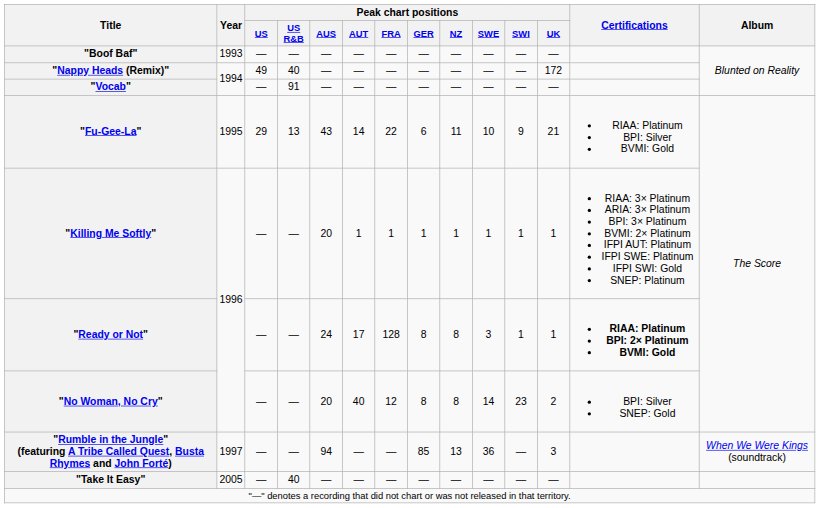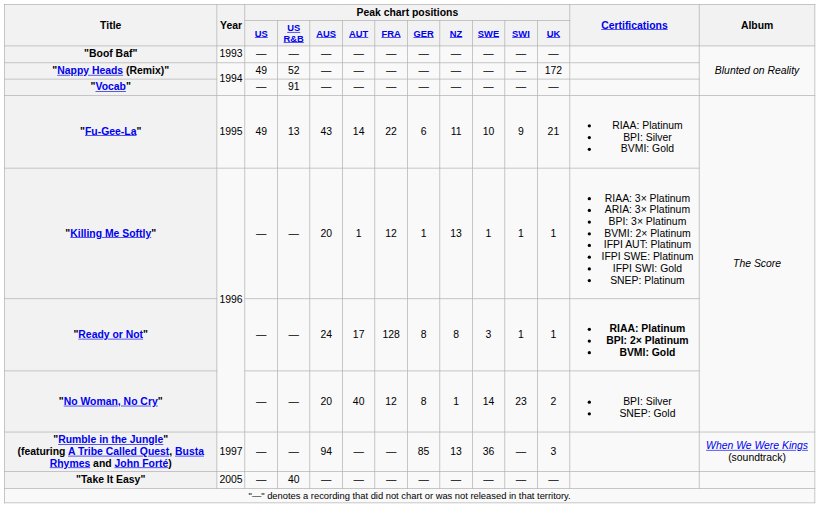(294, 70) 40 -> (294, 70) 52
(261, 131) 29 -> (261, 131) 49
(391, 233) 1 -> (391, 233) 12
(456, 233) 1 -> (456, 233) 13
(456, 401) 8 -> (456, 401) 1
